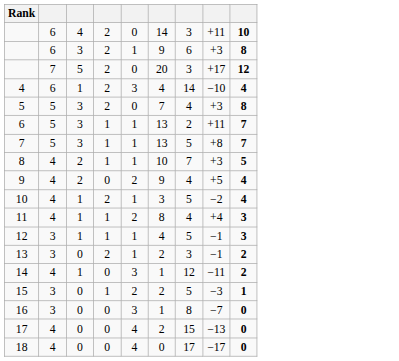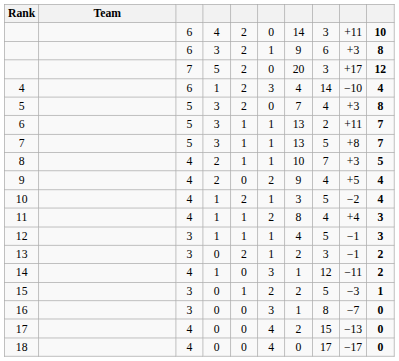+ column: (107, 13)
